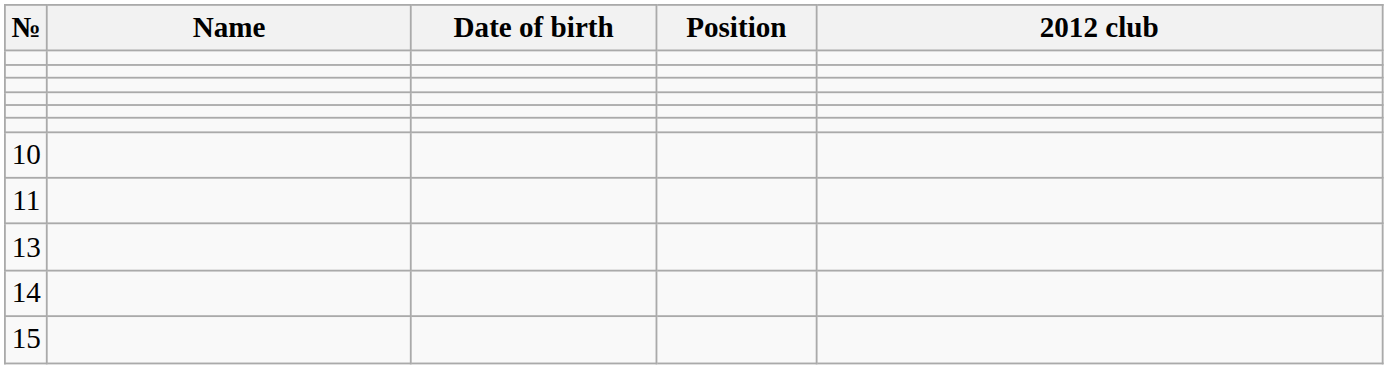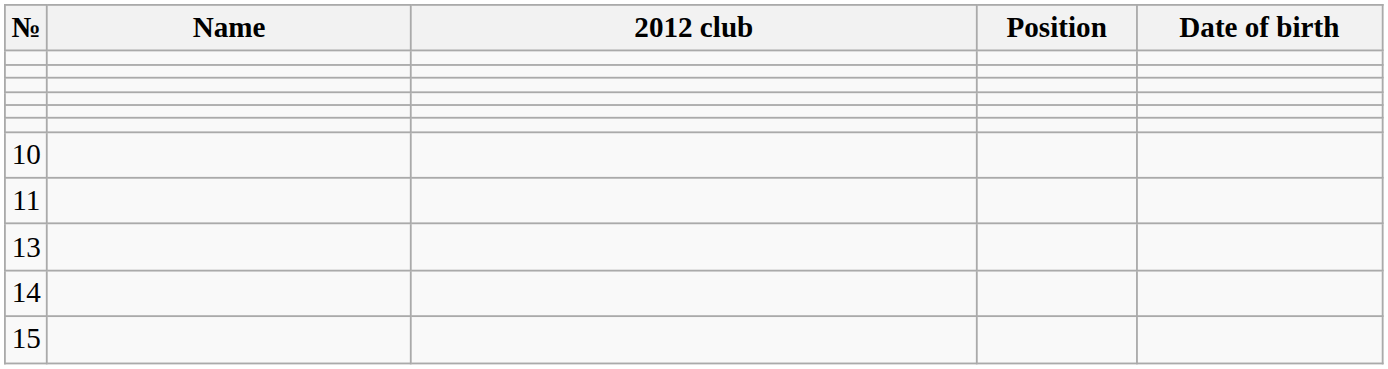columns swapped: (534, 27) <-> (1099, 27)
